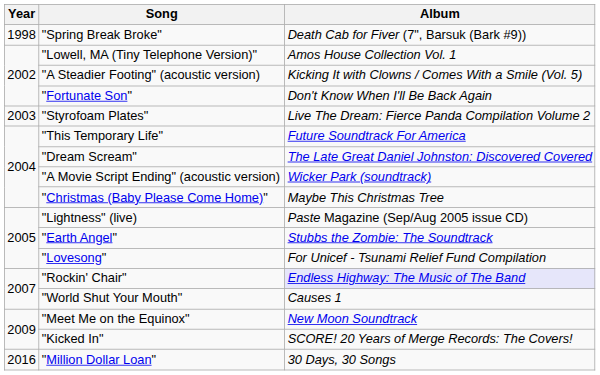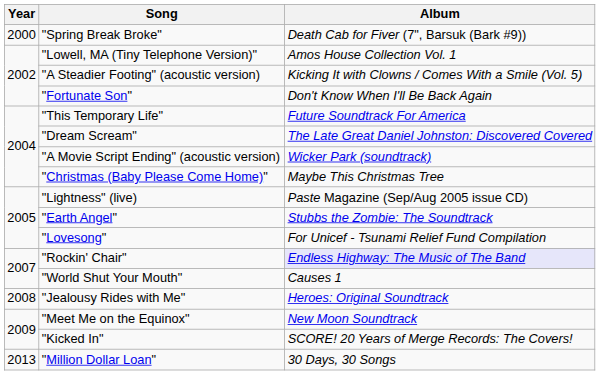(22, 34) 1998 -> (22, 34) 2000
- row: (95, 116)
+ row: (114, 298)
(22, 359) 2016 -> (22, 359) 2013
